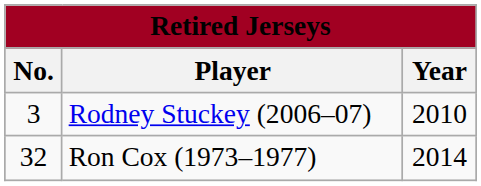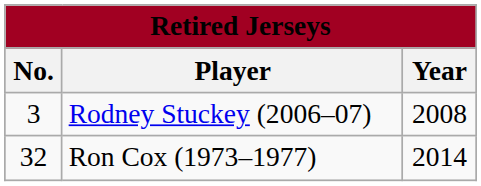(440, 113) 2010 -> (440, 113) 2008
